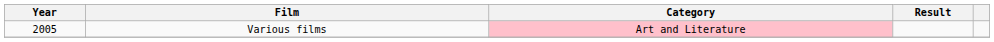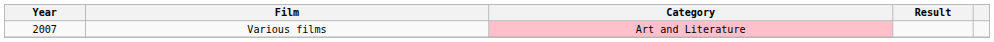(45, 29) 2005 -> (45, 29) 2007
